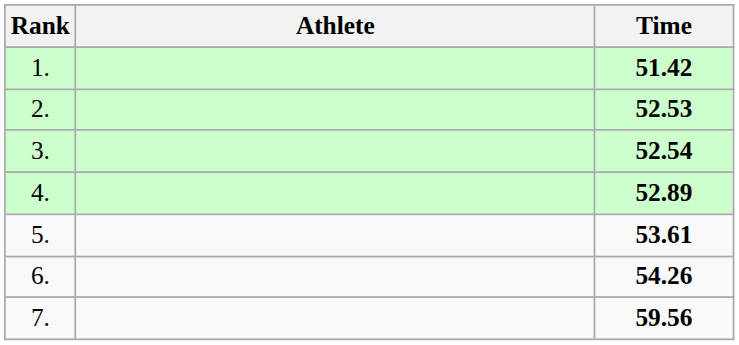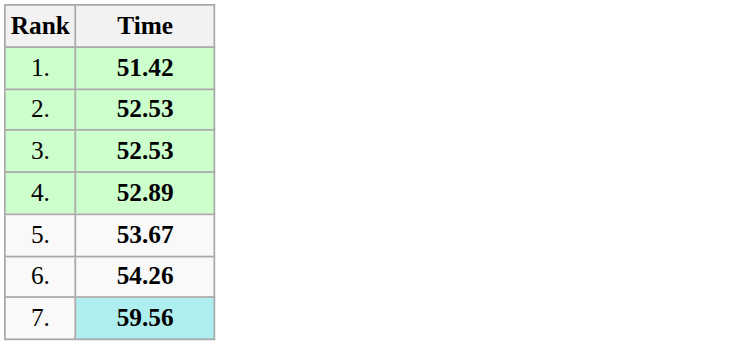- column: (335, 25)
(664, 151) 52.54 -> (145, 151) 52.53
(664, 234) 53.61 -> (145, 234) 53.67
(664, 318) no background -> (145, 318) paleturquoise background
